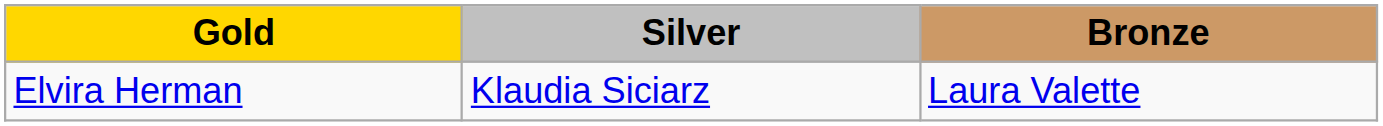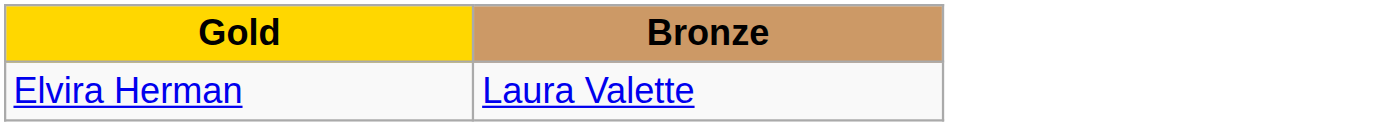- column: (691, 33)
